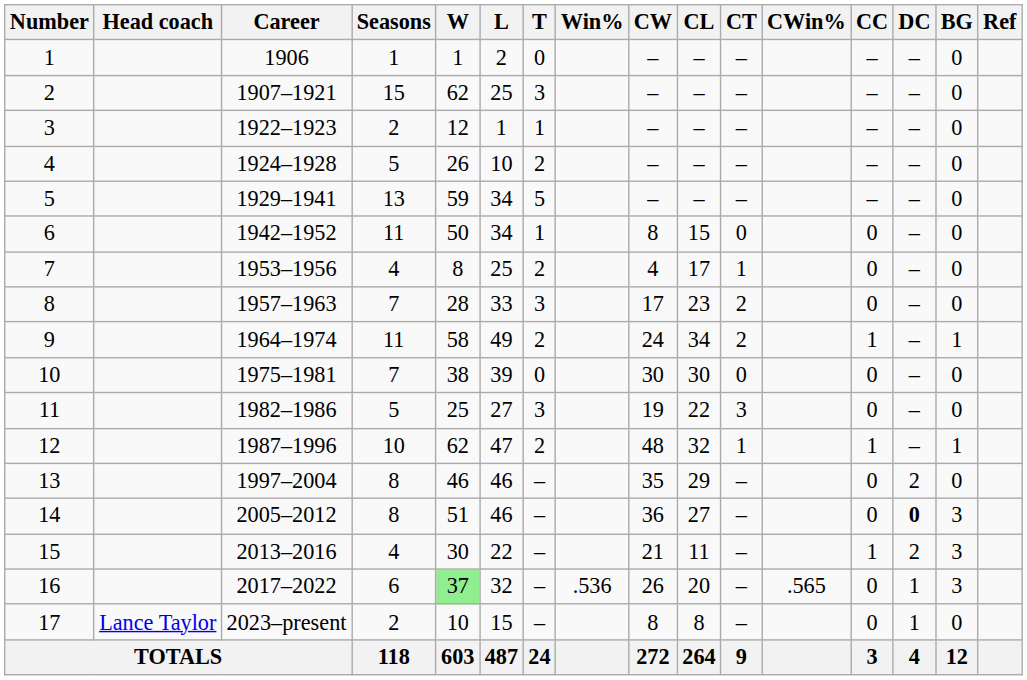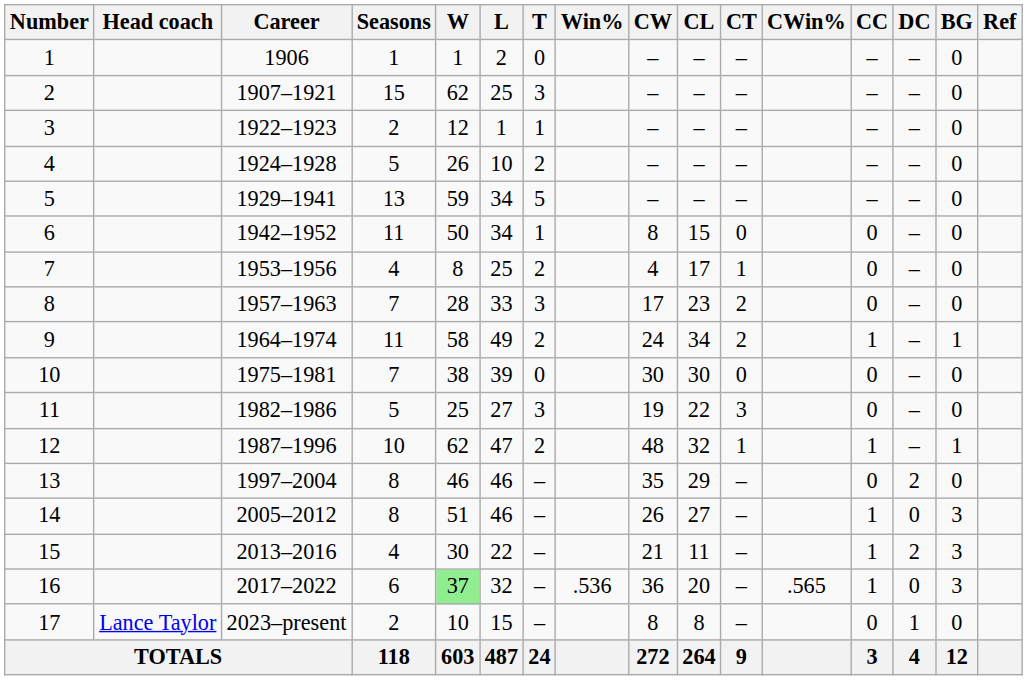(653, 515) 36 -> (653, 515) 26
(872, 515) 0 -> (872, 515) 1
(914, 515) bold -> (914, 515) normal
(653, 586) 26 -> (653, 586) 36
(872, 586) 0 -> (872, 586) 1
(914, 586) 1 -> (914, 586) 0
